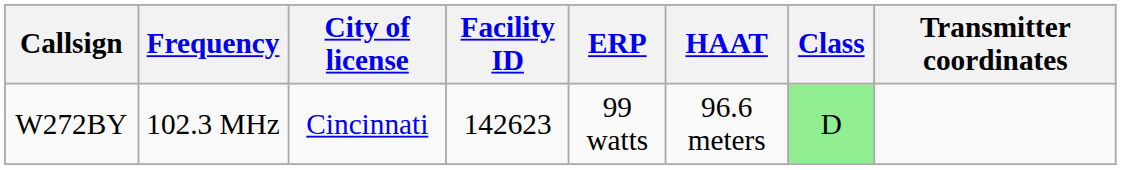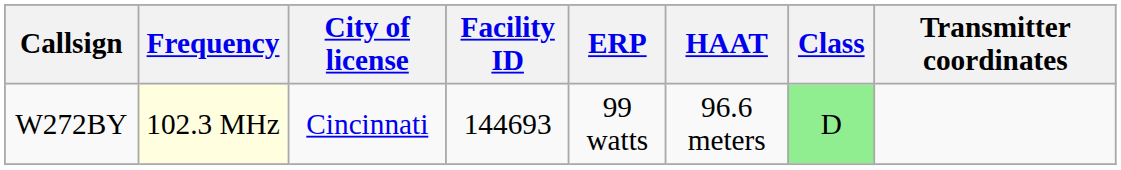(213, 123) no background -> (213, 123) lightyellow background
(508, 123) 142623 -> (508, 123) 144693
